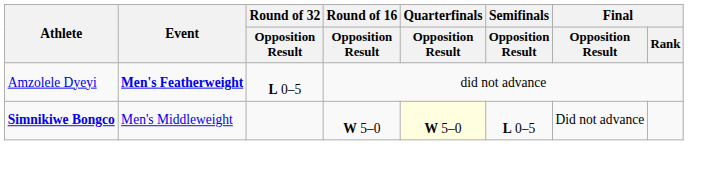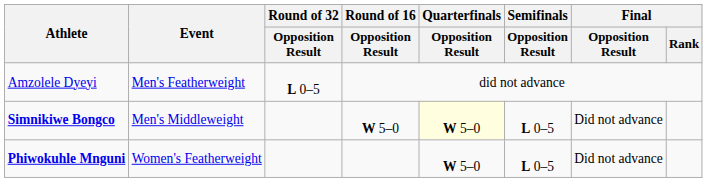(182, 82) bold -> (188, 82) normal
+ row: (66, 159)
